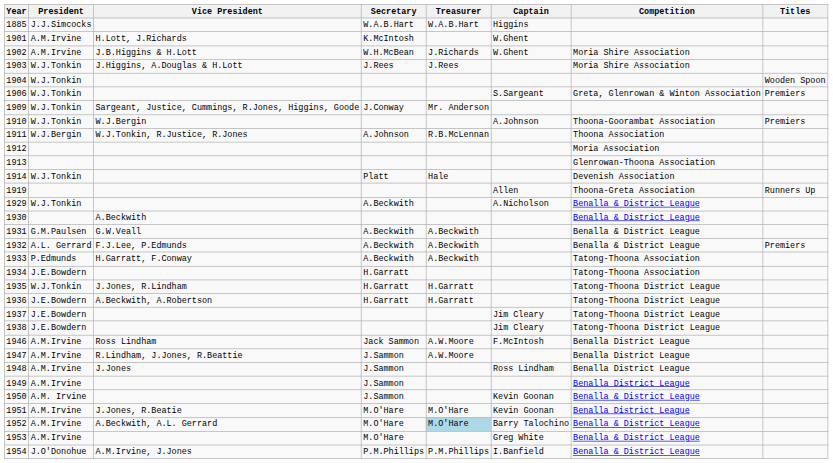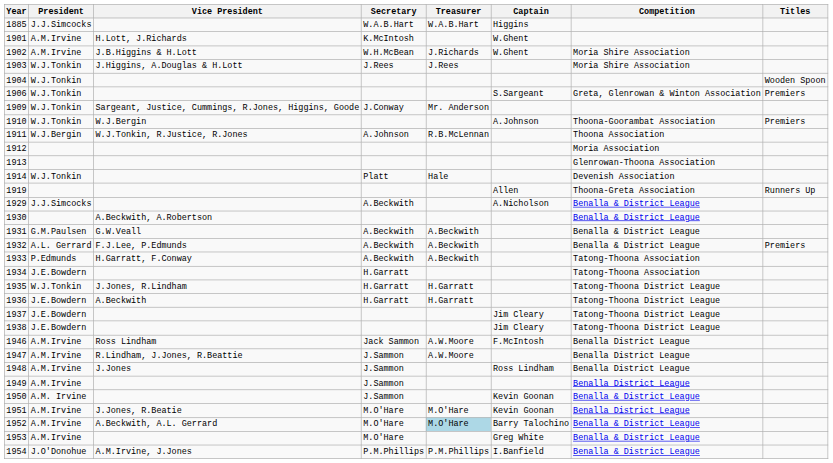(56, 204) W.J.Tonkin -> (61, 204) J.J.Simcocks
(121, 218) A.Beckwith -> (154, 218) A.Beckwith, A.Robertson
(154, 300) A.Beckwith, A.Robertson -> (121, 300) A.Beckwith
